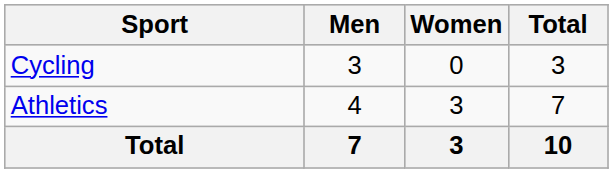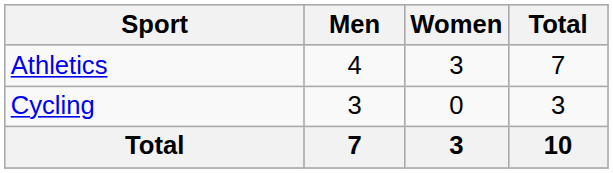rows swapped: (59, 106) <-> (53, 65)
